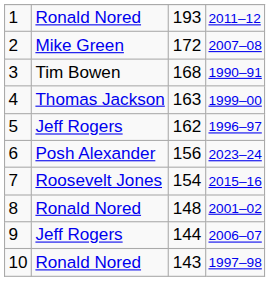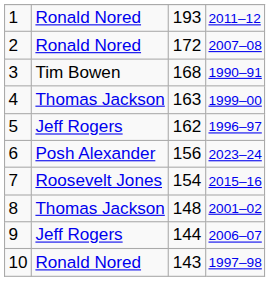(80, 45) Mike Green -> (88, 45) Ronald Nored
(88, 208) Ronald Nored -> (100, 208) Thomas Jackson
